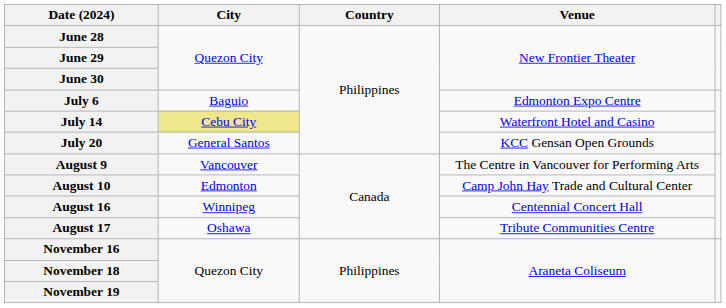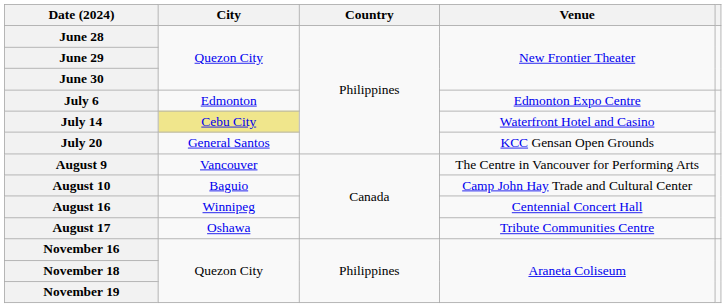(229, 100) Baguio -> (229, 100) Edmonton
(229, 185) Edmonton -> (229, 185) Baguio
